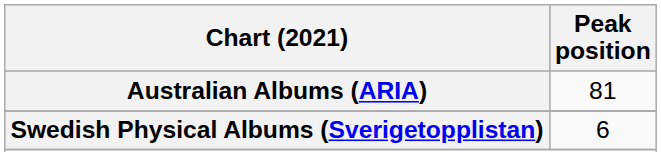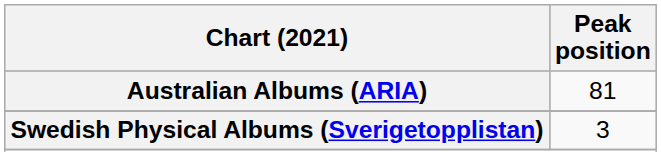(603, 129) 6 -> (603, 129) 3
